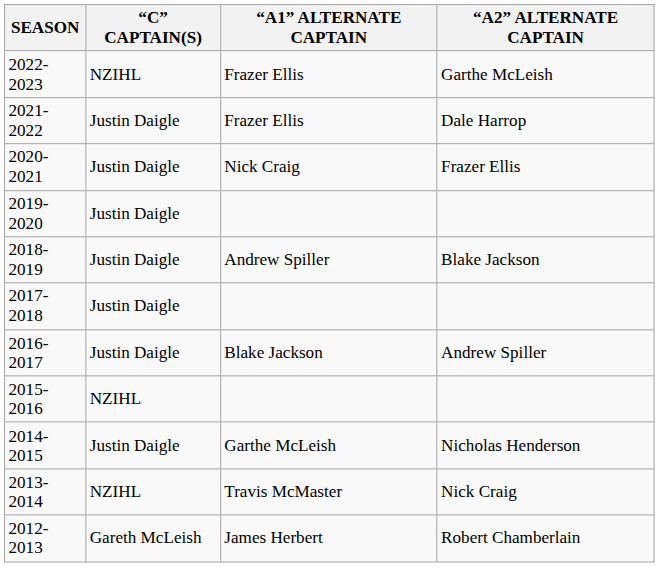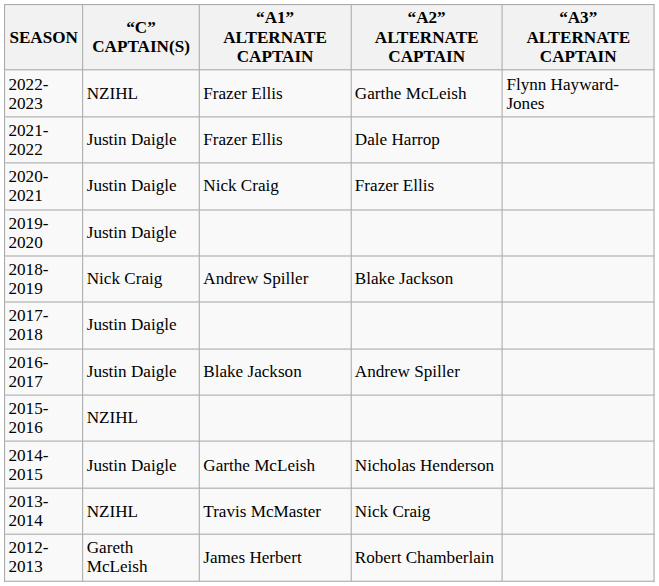+ column: (578, 37)
(135, 259) Justin Daigle -> (125, 279) Nick Craig
